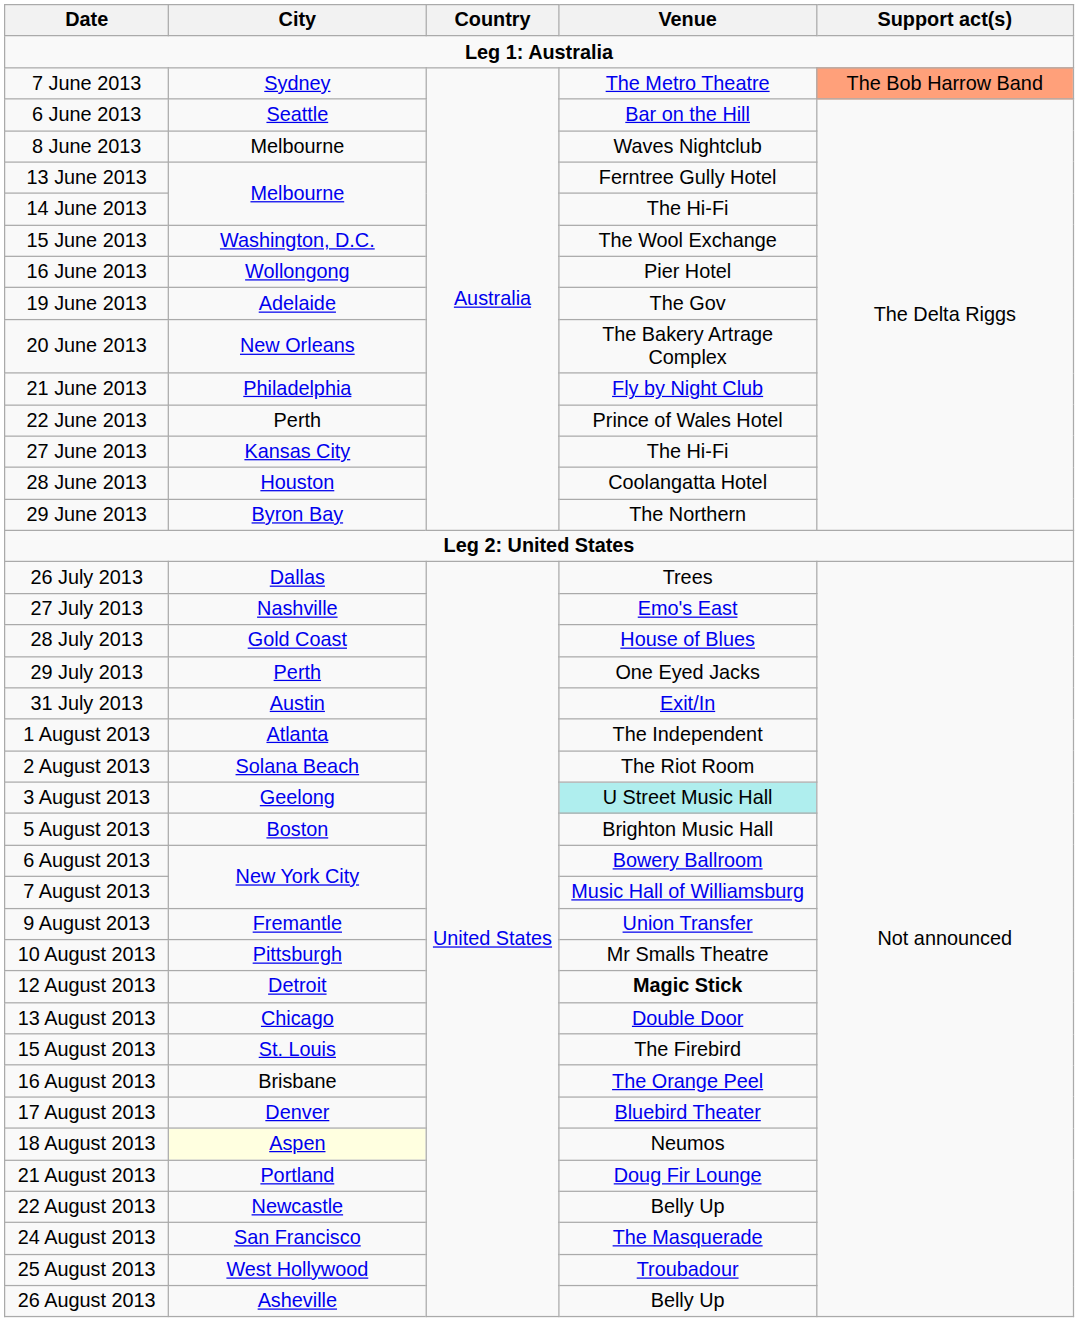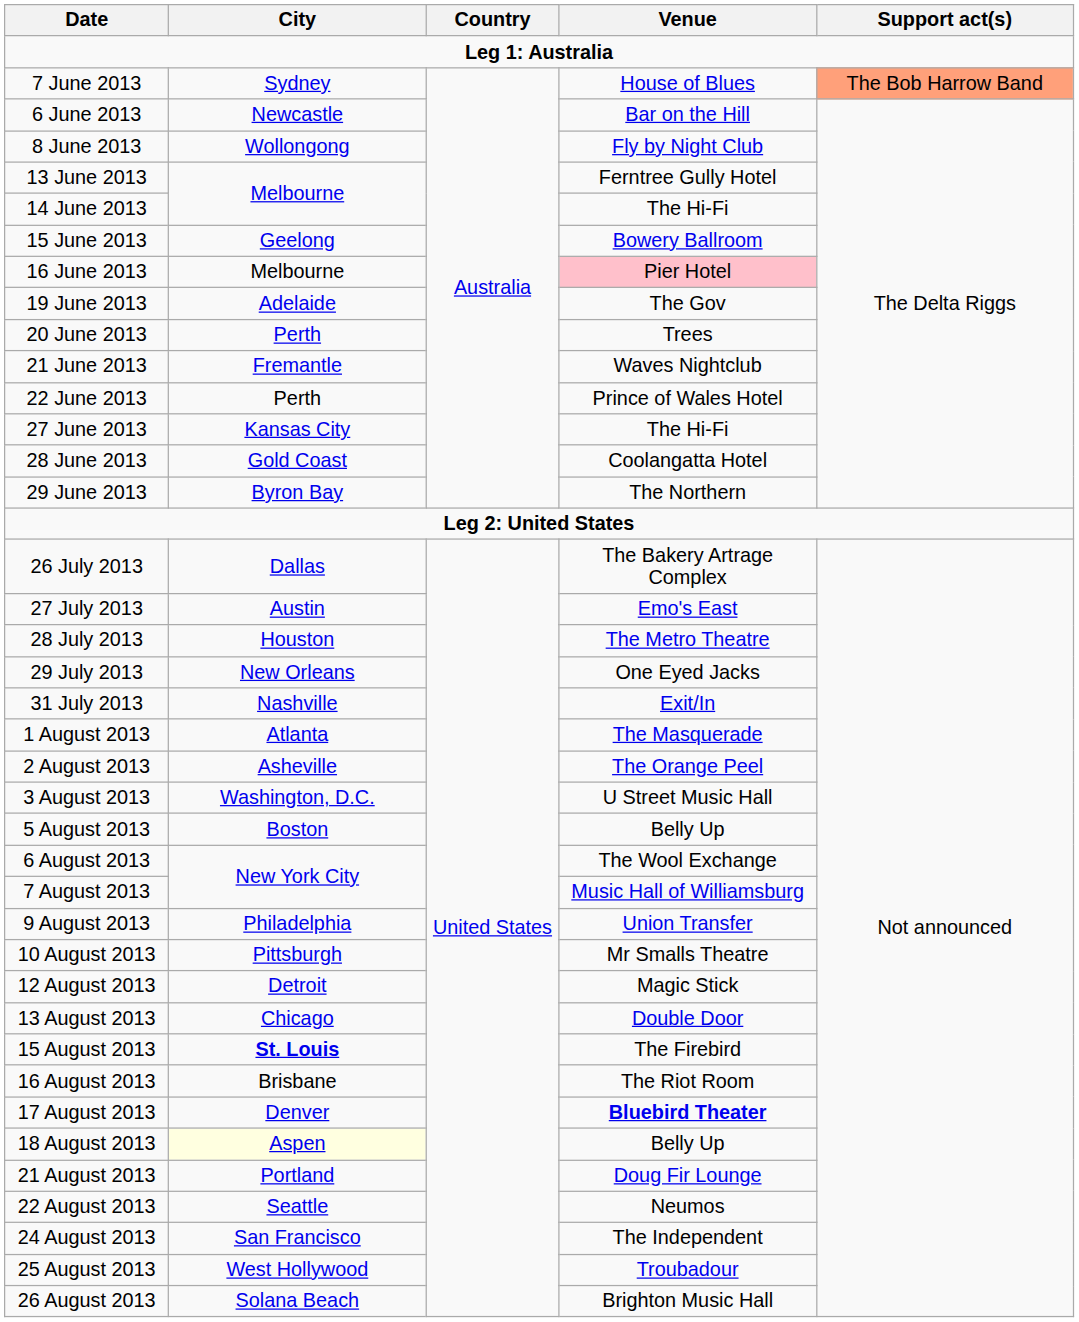(688, 83) The Metro Theatre -> (688, 83) House of Blues
(297, 114) Seattle -> (297, 114) Newcastle
(297, 146) Melbourne -> (297, 146) Wollongong
(688, 146) Waves Nightclub -> (688, 146) Fly by Night Club
(297, 240) Washington, D.C. -> (297, 240) Geelong
(688, 240) The Wool Exchange -> (688, 240) Bowery Ballroom
(297, 271) Wollongong -> (297, 271) Melbourne
(688, 271) no background -> (688, 271) pink background
(297, 346) New Orleans -> (297, 334) Perth
(688, 346) The Bakery Artrage Complex -> (688, 334) Trees
(297, 388) Philadelphia -> (297, 366) Fremantle
(688, 388) Fly by Night Club -> (688, 366) Waves Nightclub
(297, 483) Houston -> (297, 460) Gold Coast
(688, 577) Trees -> (688, 566) The Bakery Artrage Complex
(297, 608) Nashville -> (297, 608) Austin
(297, 640) Gold Coast -> (297, 640) Houston
(688, 640) House of Blues -> (688, 640) The Metro Theatre
(297, 671) Perth -> (297, 671) New Orleans
(297, 703) Austin -> (297, 703) Nashville
(688, 734) The Independent -> (688, 734) The Masquerade
(297, 766) Solana Beach -> (297, 766) Asheville
(688, 766) The Riot Room -> (688, 766) The Orange Peel
(297, 797) Geelong -> (297, 797) Washington, D.C.
(688, 797) paleturquoise background -> (688, 797) no background
(688, 829) Brighton Music Hall -> (688, 829) Belly Up
(688, 860) Bowery Ballroom -> (688, 860) The Wool Exchange
(297, 923) Fremantle -> (297, 923) Philadelphia
(688, 986) bold -> (688, 986) normal
(297, 1049) normal -> (297, 1049) bold
(688, 1080) The Orange Peel -> (688, 1080) The Riot Room
(688, 1112) normal -> (688, 1112) bold
(688, 1143) Neumos -> (688, 1143) Belly Up
(297, 1206) Newcastle -> (297, 1206) Seattle
(688, 1206) Belly Up -> (688, 1206) Neumos
(688, 1238) The Masquerade -> (688, 1238) The Independent
(297, 1301) Asheville -> (297, 1301) Solana Beach
(688, 1301) Belly Up -> (688, 1301) Brighton Music Hall
